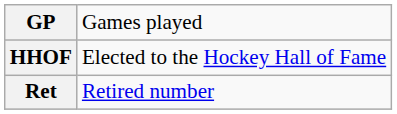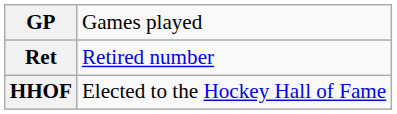rows swapped: (41, 92) <-> (41, 57)
